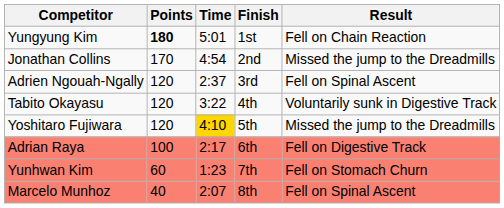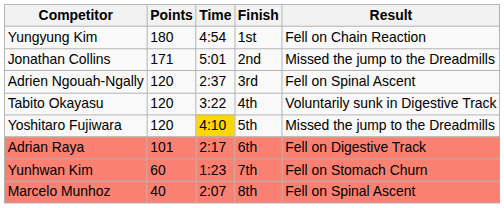(162, 37) bold -> (162, 37) normal
(213, 37) 5:01 -> (213, 37) 4:54
(162, 59) 170 -> (162, 59) 171
(213, 59) 4:54 -> (213, 59) 5:01
(162, 147) 100 -> (162, 147) 101
